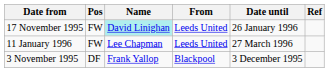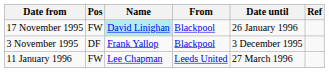(201, 28) Leeds United -> (195, 28) Blackpool
rows swapped: (42, 59) <-> (39, 43)
